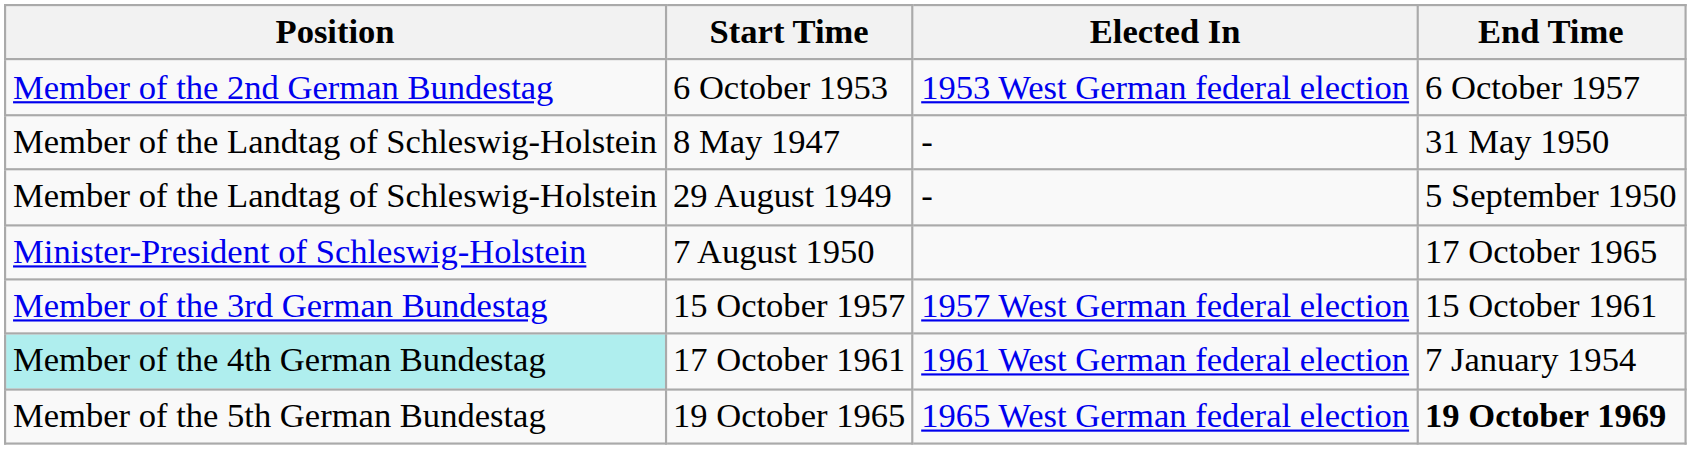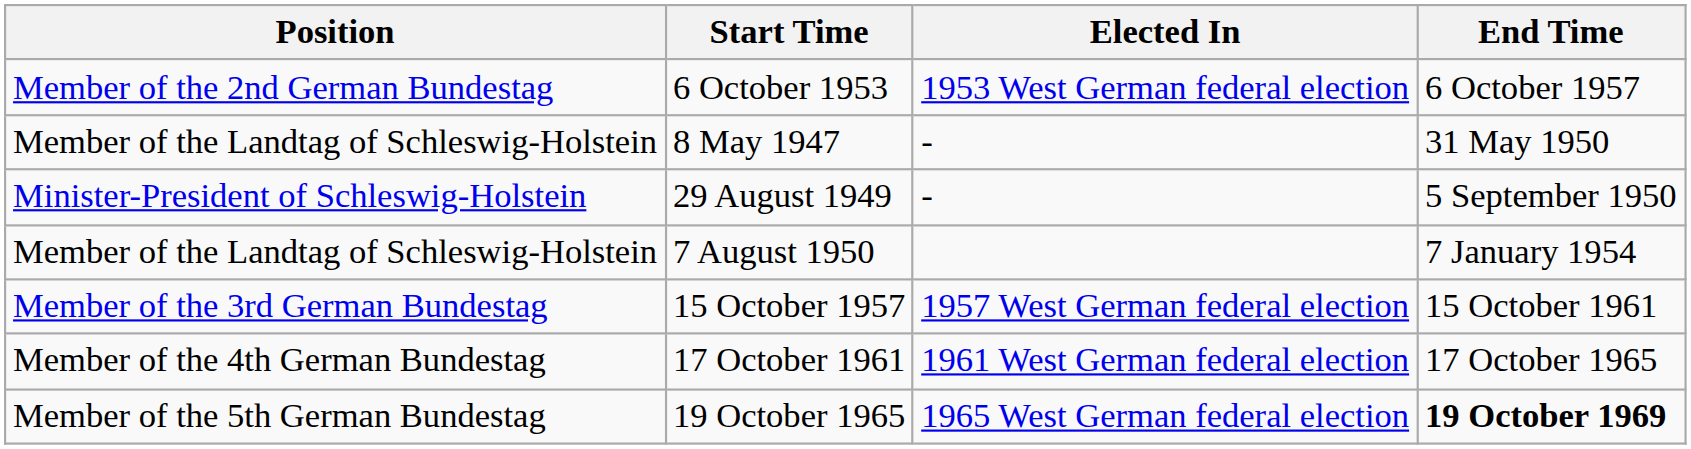(335, 196) Member of the Landtag of Schleswig-Holstein -> (300, 196) Minister-President of Schleswig-Holstein
(300, 251) Minister-President of Schleswig-Holstein -> (335, 251) Member of the Landtag of Schleswig-Holstein
(1541, 251) 17 October 1965 -> (1531, 251) 7 January 1954
(279, 360) paleturquoise background -> (279, 360) no background
(1531, 360) 7 January 1954 -> (1541, 360) 17 October 1965
